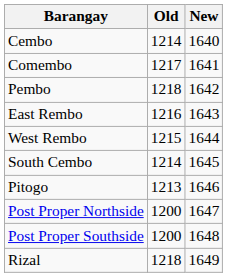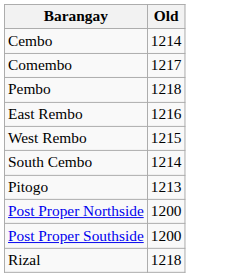- column: (204, 16)
